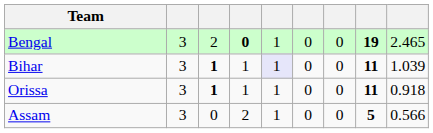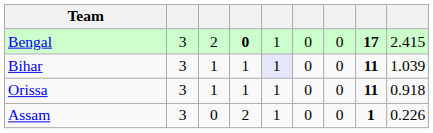(371, 41) 19 -> (371, 41) 17
(408, 41) 2.465 -> (408, 41) 2.415
(214, 66) bold -> (214, 66) normal
(214, 90) bold -> (214, 90) normal
(371, 115) 5 -> (371, 115) 1
(408, 115) 0.566 -> (408, 115) 0.226
